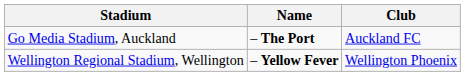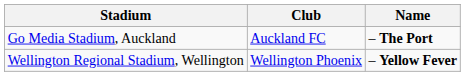columns swapped: (401, 15) <-> (294, 15)
